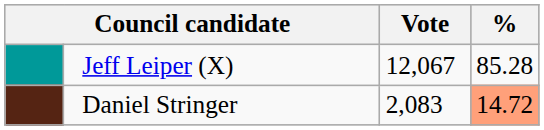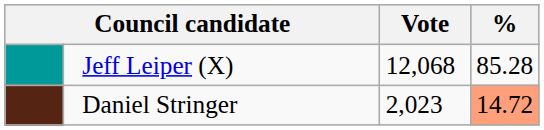(420, 64) 12,067 -> (420, 64) 12,068
(414, 104) 2,083 -> (414, 104) 2,023
